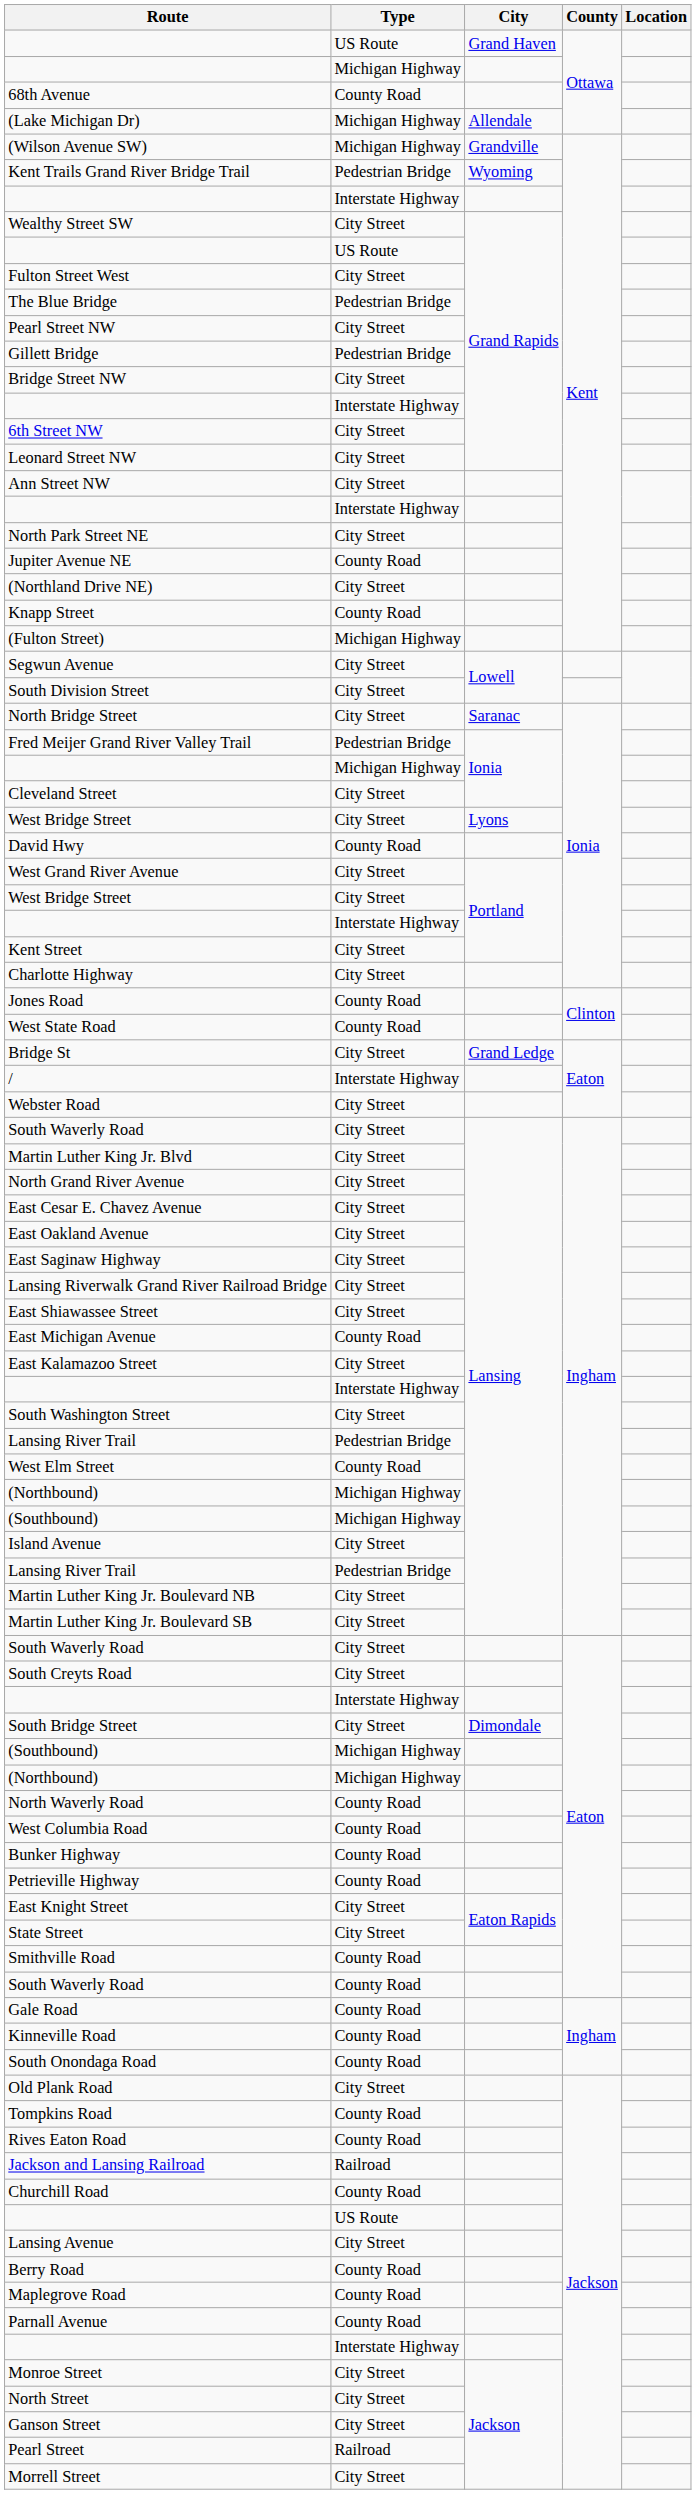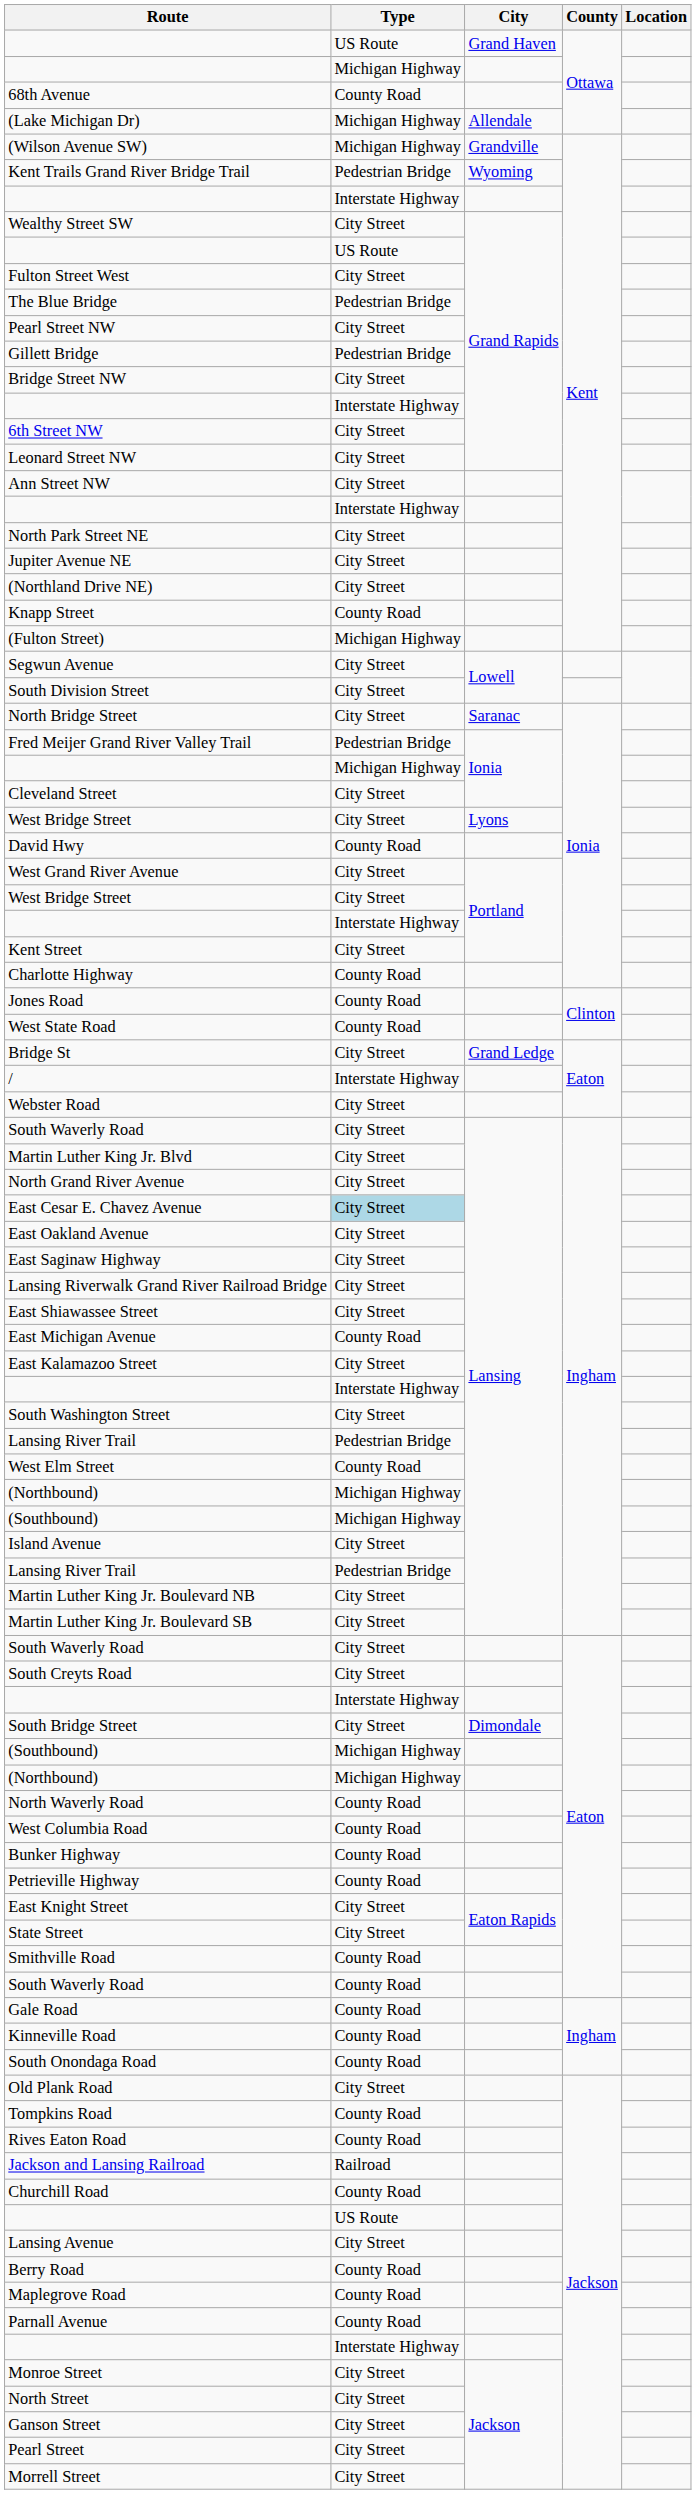(378, 560) County Road -> (370, 560) City Street
(370, 975) City Street -> (378, 975) County Road
(370, 1208) no background -> (370, 1208) lightblue background
(363, 2450) Railroad -> (370, 2450) City Street
